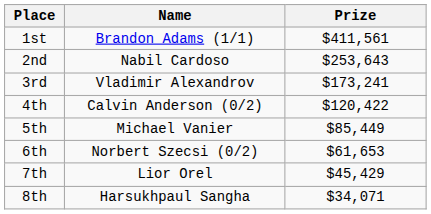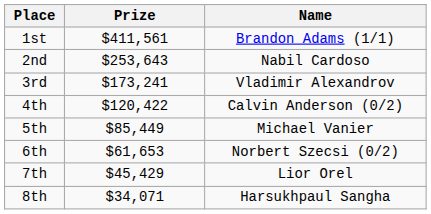columns swapped: (175, 16) <-> (355, 16)
